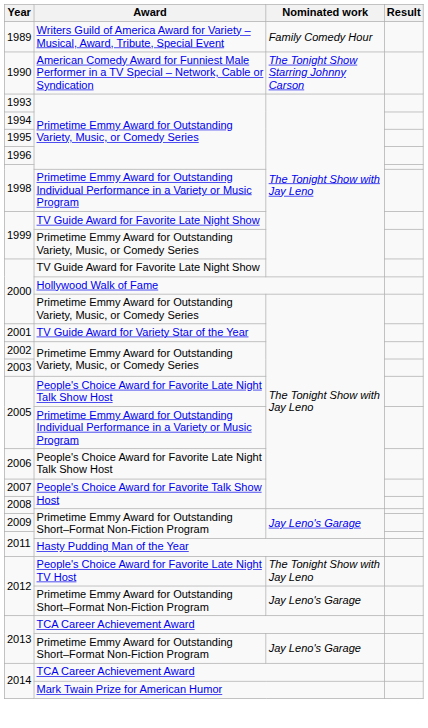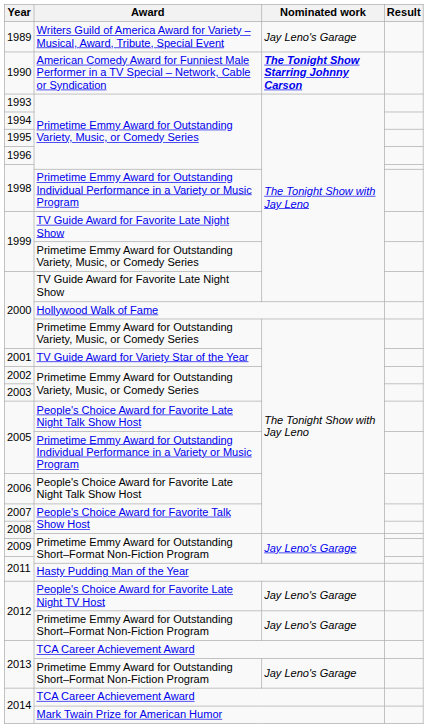(320, 36) Family Comedy Hour -> (310, 36) Jay Leno's Garage
(313, 73) normal -> (312, 73) bold
(324, 571) The Tonight Show with Jay Leno -> (310, 596) Jay Leno's Garage
